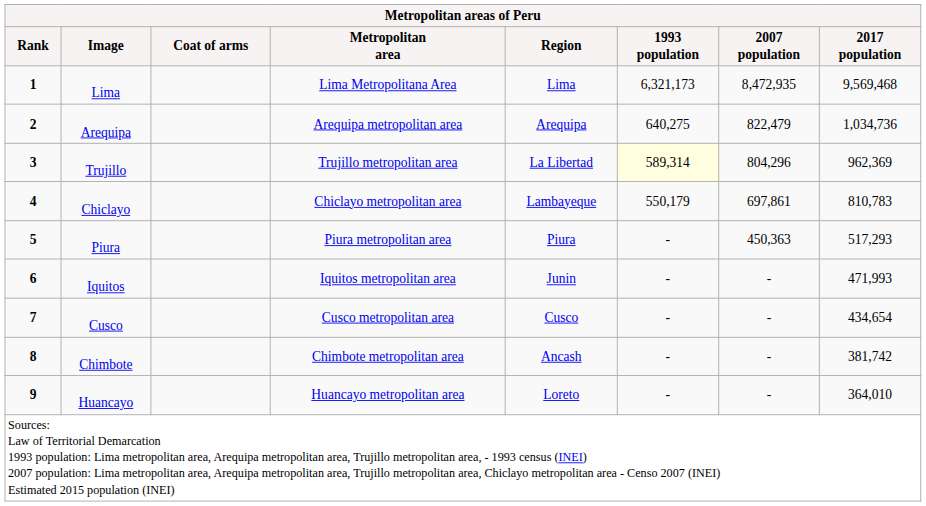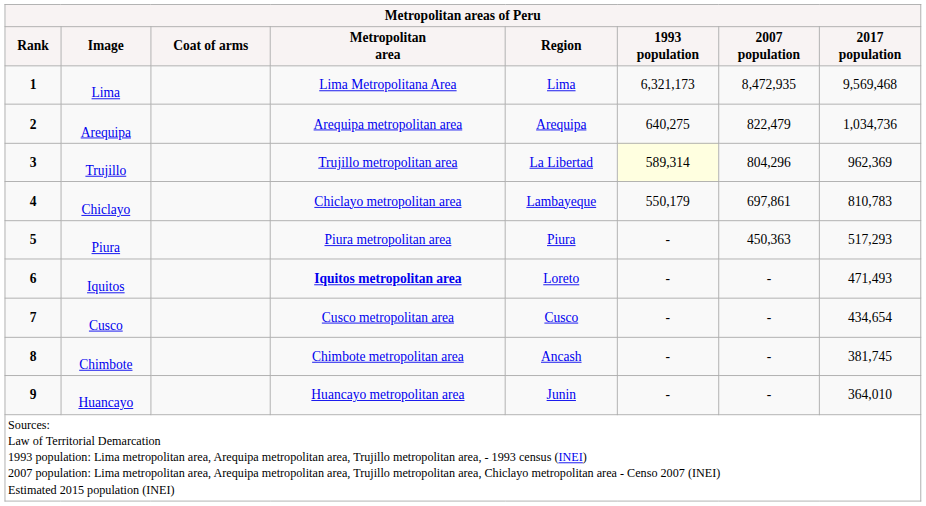(388, 278) normal -> (388, 278) bold
(561, 278) Junin -> (561, 278) Loreto
(870, 278) 471,993 -> (870, 278) 471,493
(870, 356) 381,742 -> (870, 356) 381,745
(561, 394) Loreto -> (561, 394) Junin
